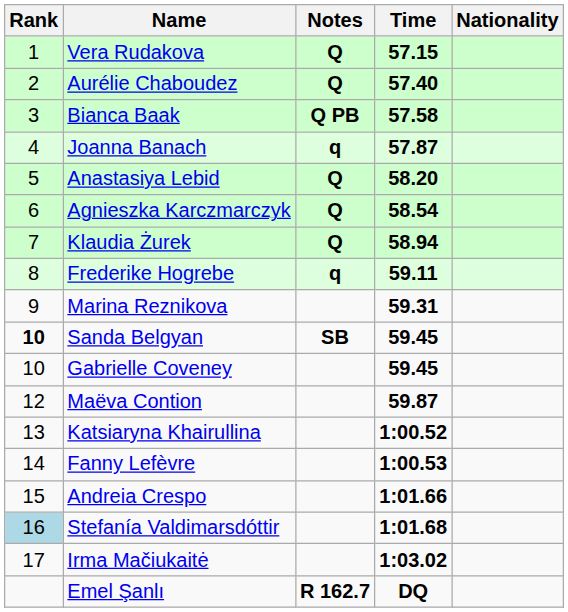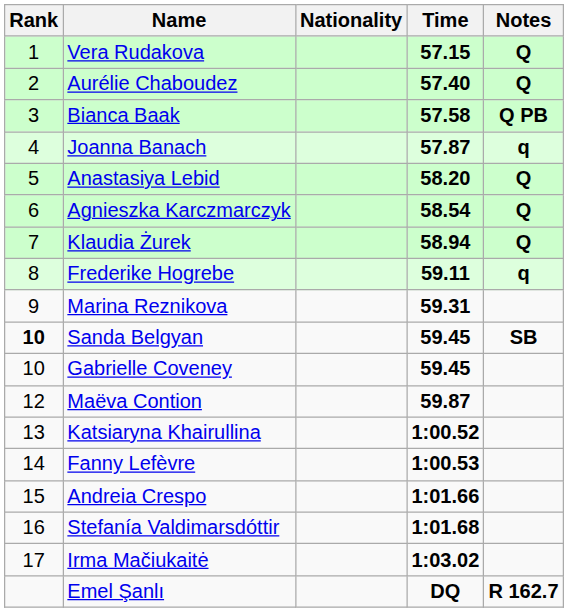columns swapped: (507, 20) <-> (335, 20)
(34, 527) lightblue background -> (34, 527) no background
